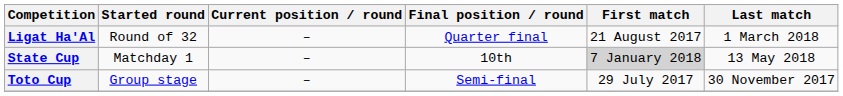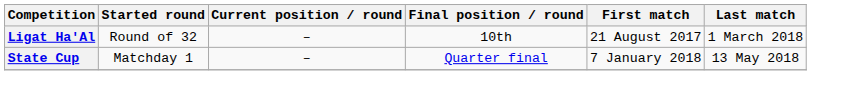(496, 37) Quarter final -> (496, 37) 10th
(496, 59) 10th -> (496, 59) Quarter final
(646, 59) lightgrey background -> (646, 59) no background
- row: (40, 80)
